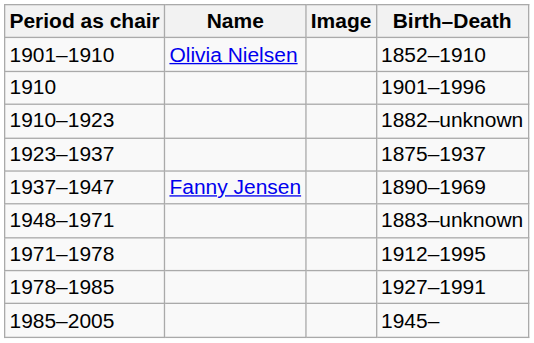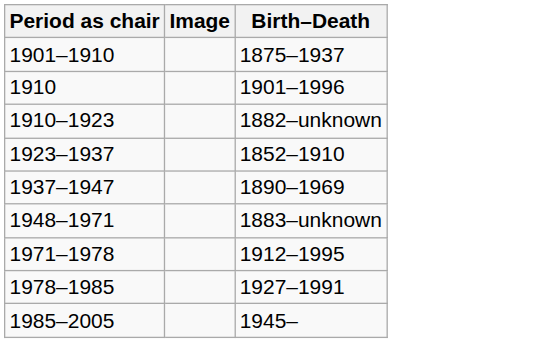- column: (235, 21)
(433, 54) 1852–1910 -> (292, 54) 1875–1937
(433, 154) 1875–1937 -> (292, 154) 1852–1910
